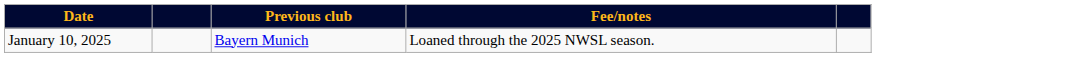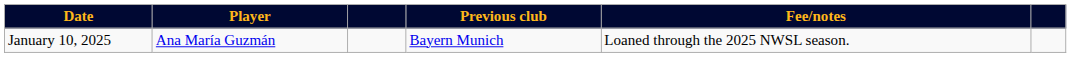+ column: (250, 16)
